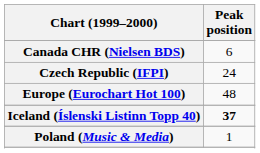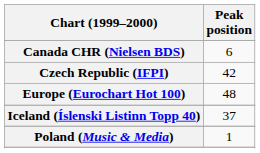(229, 72) 24 -> (229, 72) 42
(229, 115) bold -> (229, 115) normal
